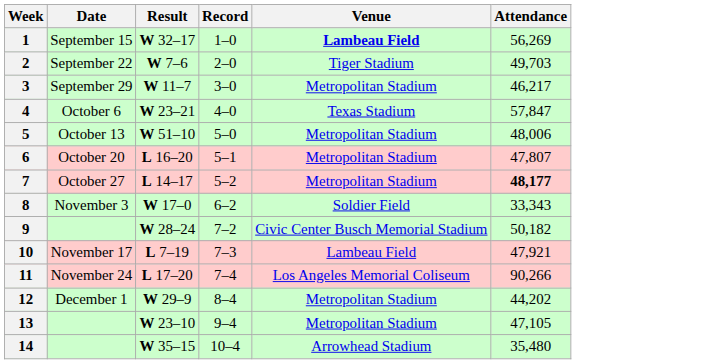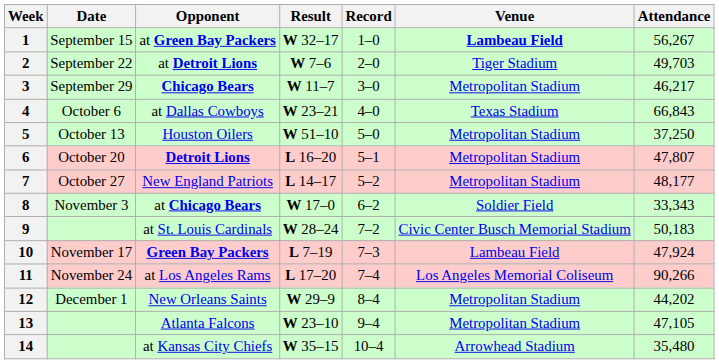+ column: (208, 16)
(531, 39) 56,269 -> (674, 39) 56,267
(531, 110) 57,847 -> (674, 110) 66,843
(531, 134) 48,006 -> (674, 134) 37,250
(531, 181) bold -> (674, 181) normal
(531, 228) 50,182 -> (674, 228) 50,183
(531, 252) 47,921 -> (674, 252) 47,924
